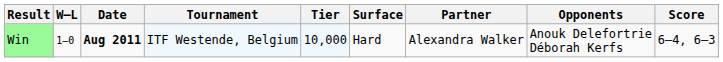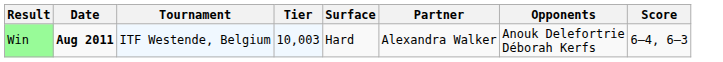- column: (67, 14)
(325, 41) 10,000 -> (298, 41) 10,003
